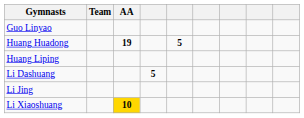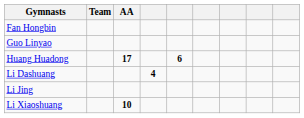+ row: (31, 27)
(127, 43) 19 -> (127, 59) 17
(180, 43) 5 -> (180, 59) 6
- row: (33, 59)
(153, 74) 5 -> (153, 74) 4
(127, 105) gold background -> (127, 105) no background
